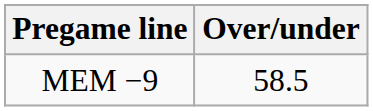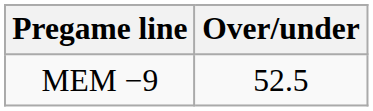(281, 79) 58.5 -> (281, 79) 52.5
